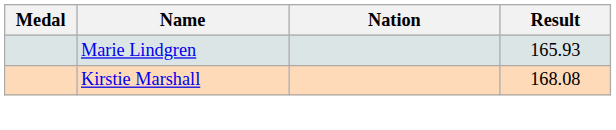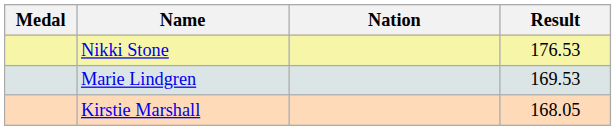+ row: (125, 50)
(555, 50) 165.93 -> (555, 80) 169.53
(555, 80) 168.08 -> (555, 110) 168.05
